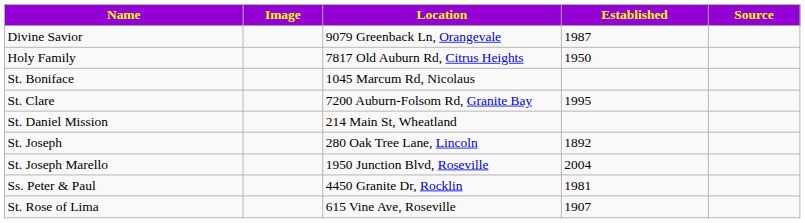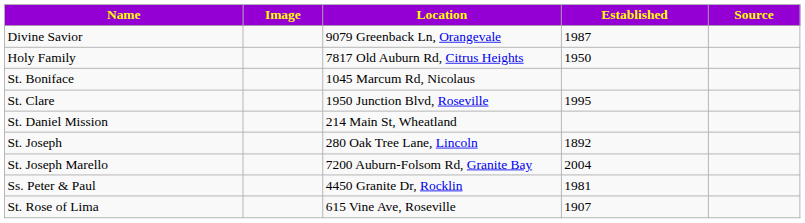(429, 100) 7200 Auburn-Folsom Rd, Granite Bay -> (407, 100) 1950 Junction Blvd, Roseville
(407, 164) 1950 Junction Blvd, Roseville -> (429, 164) 7200 Auburn-Folsom Rd, Granite Bay
